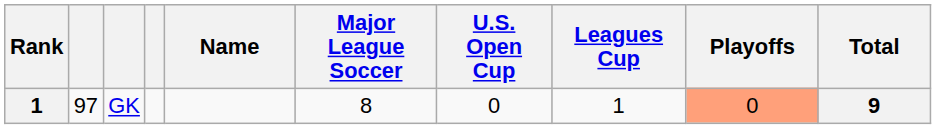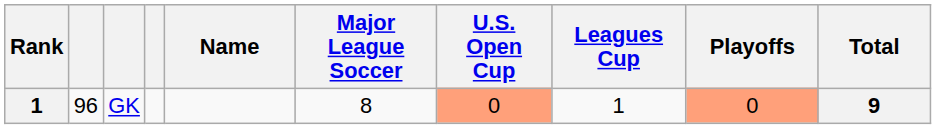(86, 106) 97 -> (86, 106) 96
(494, 106) no background -> (494, 106) lightsalmon background
